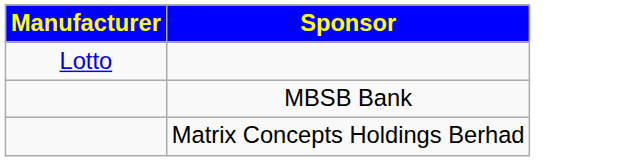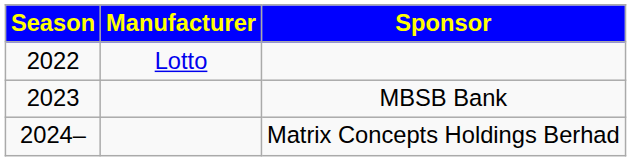+ column: (53, 23)
